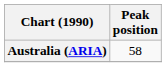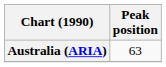(135, 51) 58 -> (135, 51) 63
